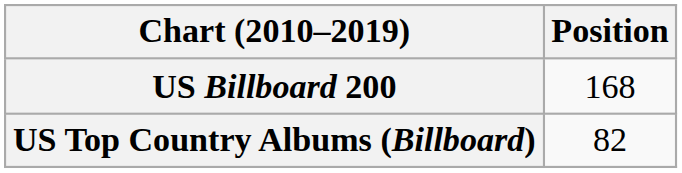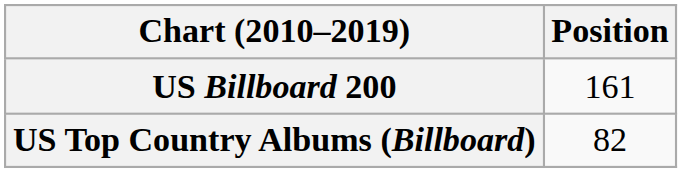(610, 85) 168 -> (610, 85) 161
